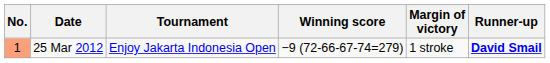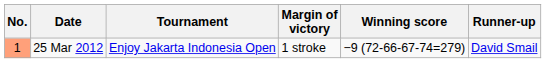columns swapped: (342, 21) <-> (437, 21)
(506, 48) bold -> (504, 48) normal
